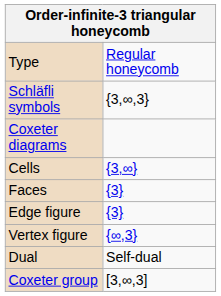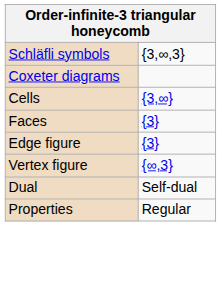- row: (24, 61)
- row: (53, 280)
+ row: (41, 210)
